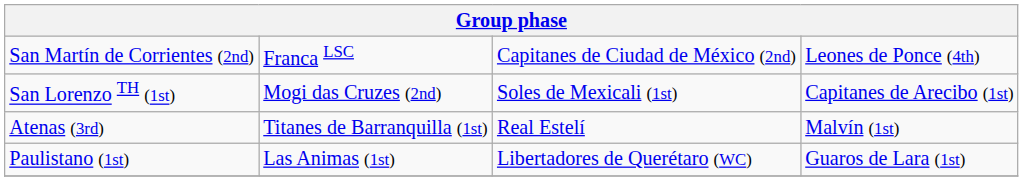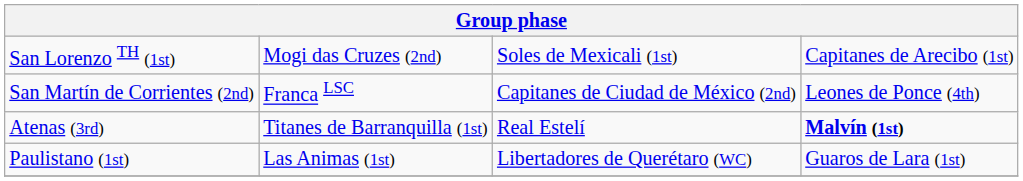rows swapped: (92, 92) <-> (132, 55)
(852, 127) normal -> (854, 127) bold
